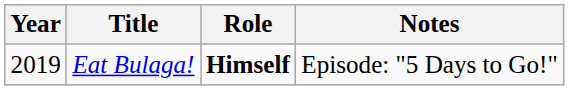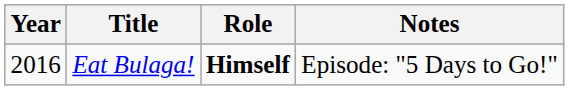(36, 64) 2019 -> (36, 64) 2016
